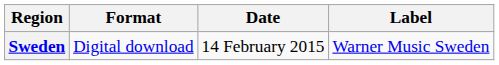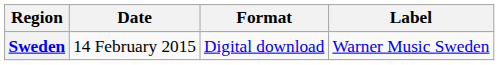columns swapped: (263, 18) <-> (133, 18)
